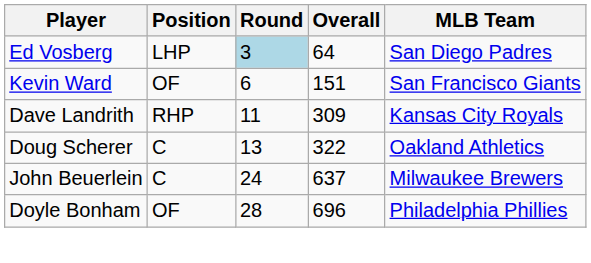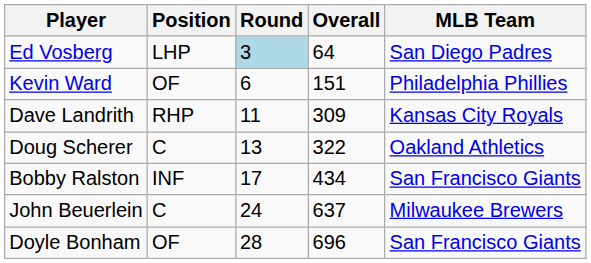(485, 83) San Francisco Giants -> (479, 83) Philadelphia Phillies
+ row: (74, 178)
(479, 210) Philadelphia Phillies -> (485, 242) San Francisco Giants
